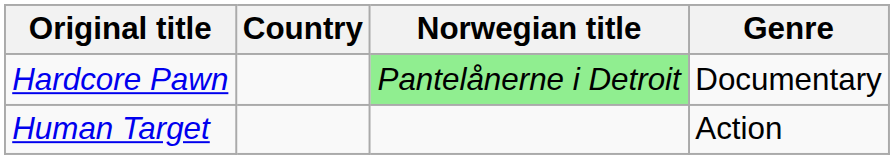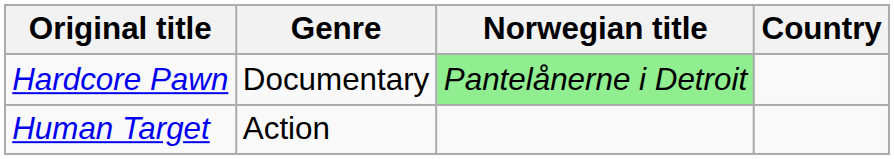columns swapped: (303, 29) <-> (789, 29)
